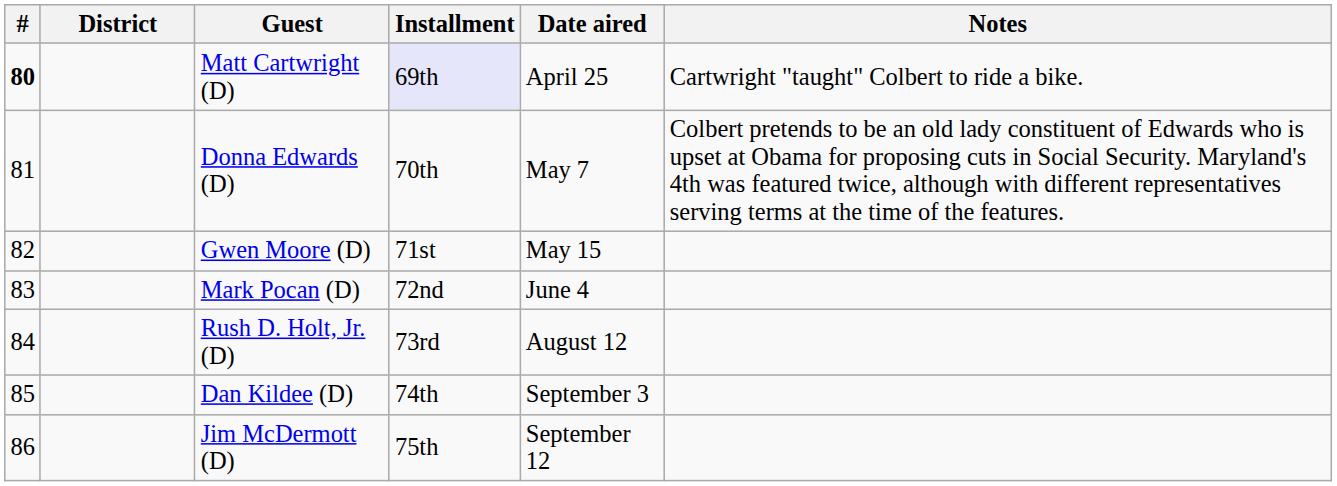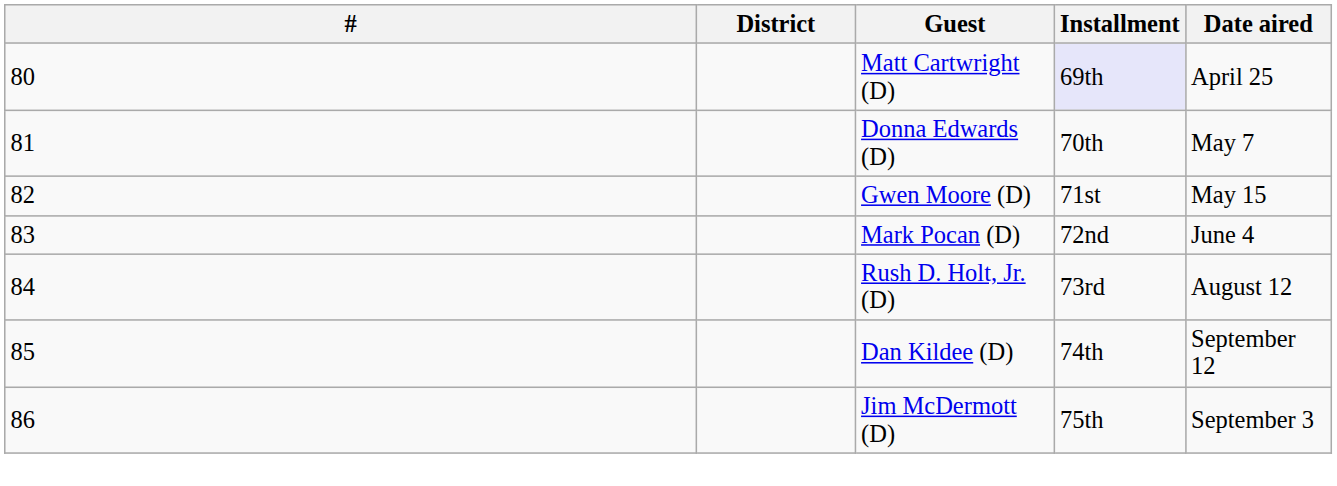- column: (998, 23)
(23, 76) bold -> (23, 76) normal
(587, 394) September 3 -> (1243, 353) September 12
(578, 447) September 12 -> (1253, 419) September 3
